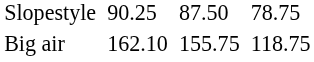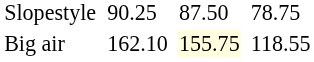(209, 43) no background -> (209, 43) lightyellow background
(281, 43) 118.75 -> (281, 43) 118.55
